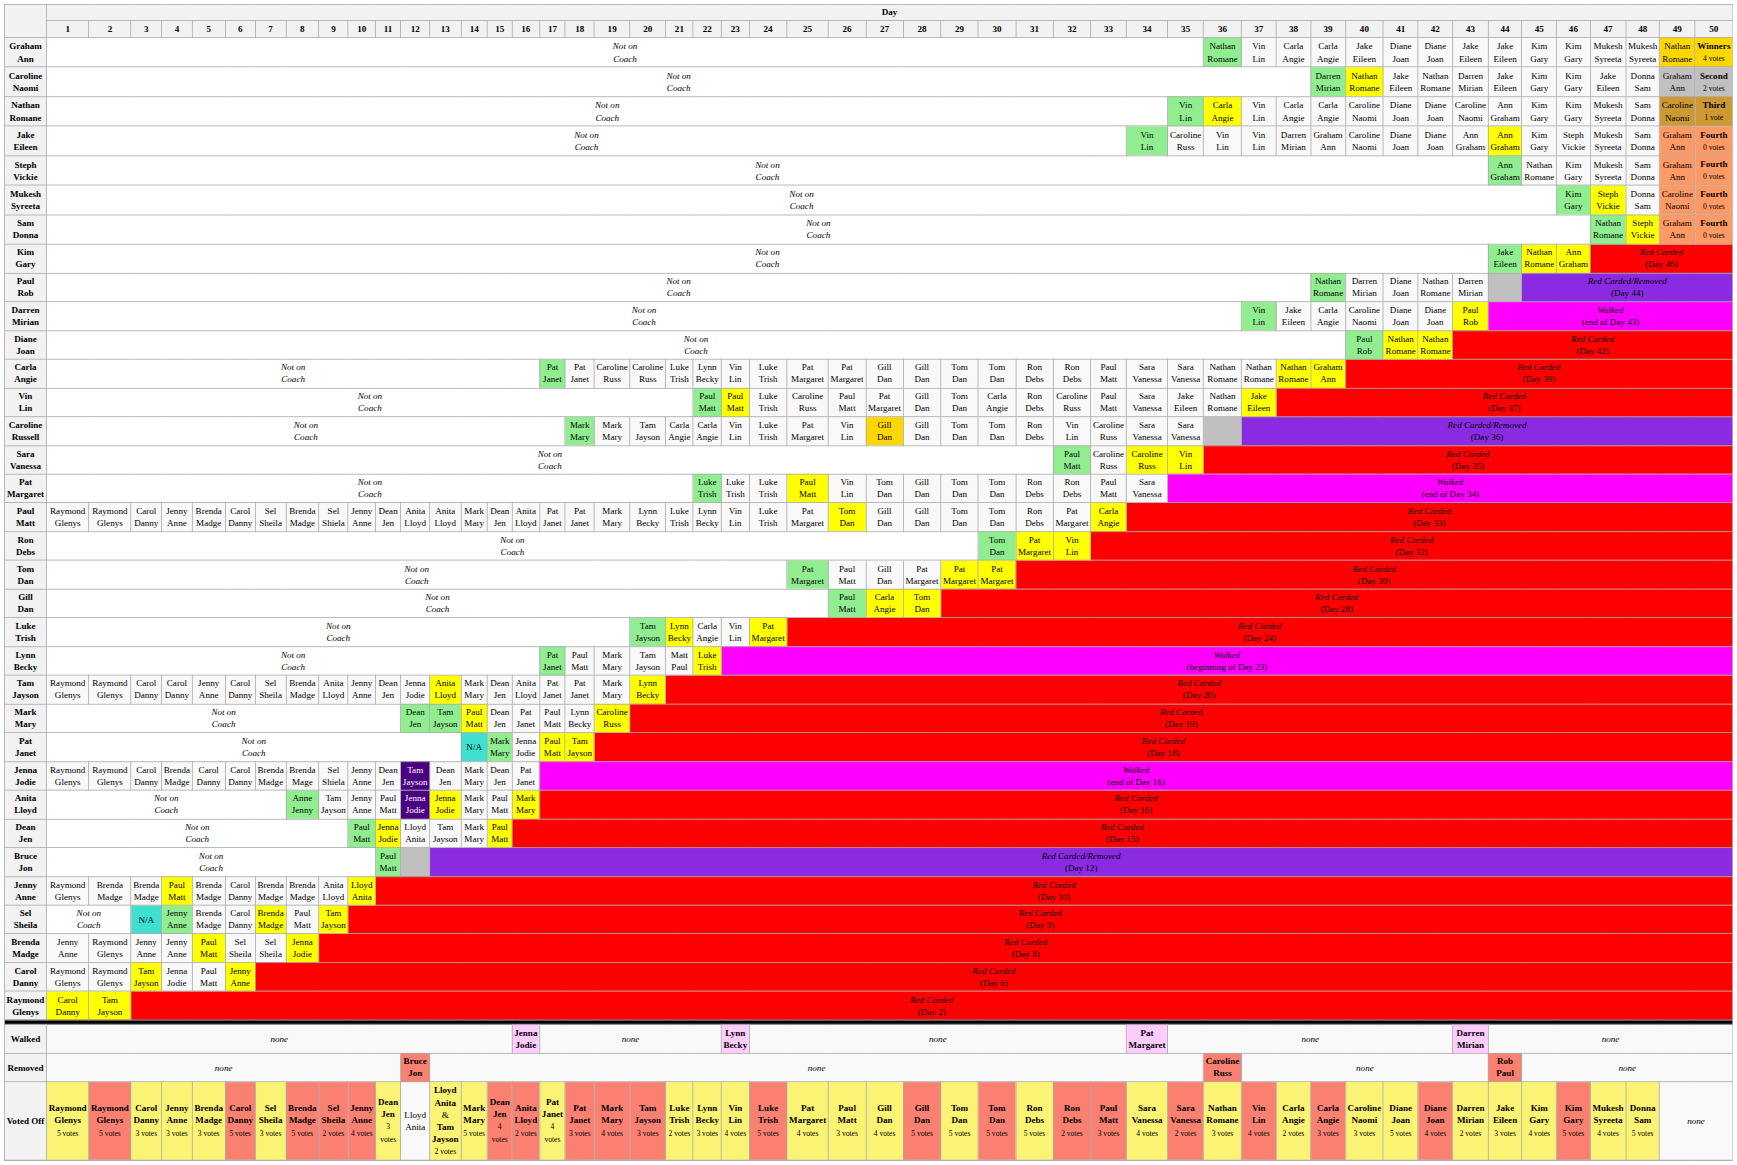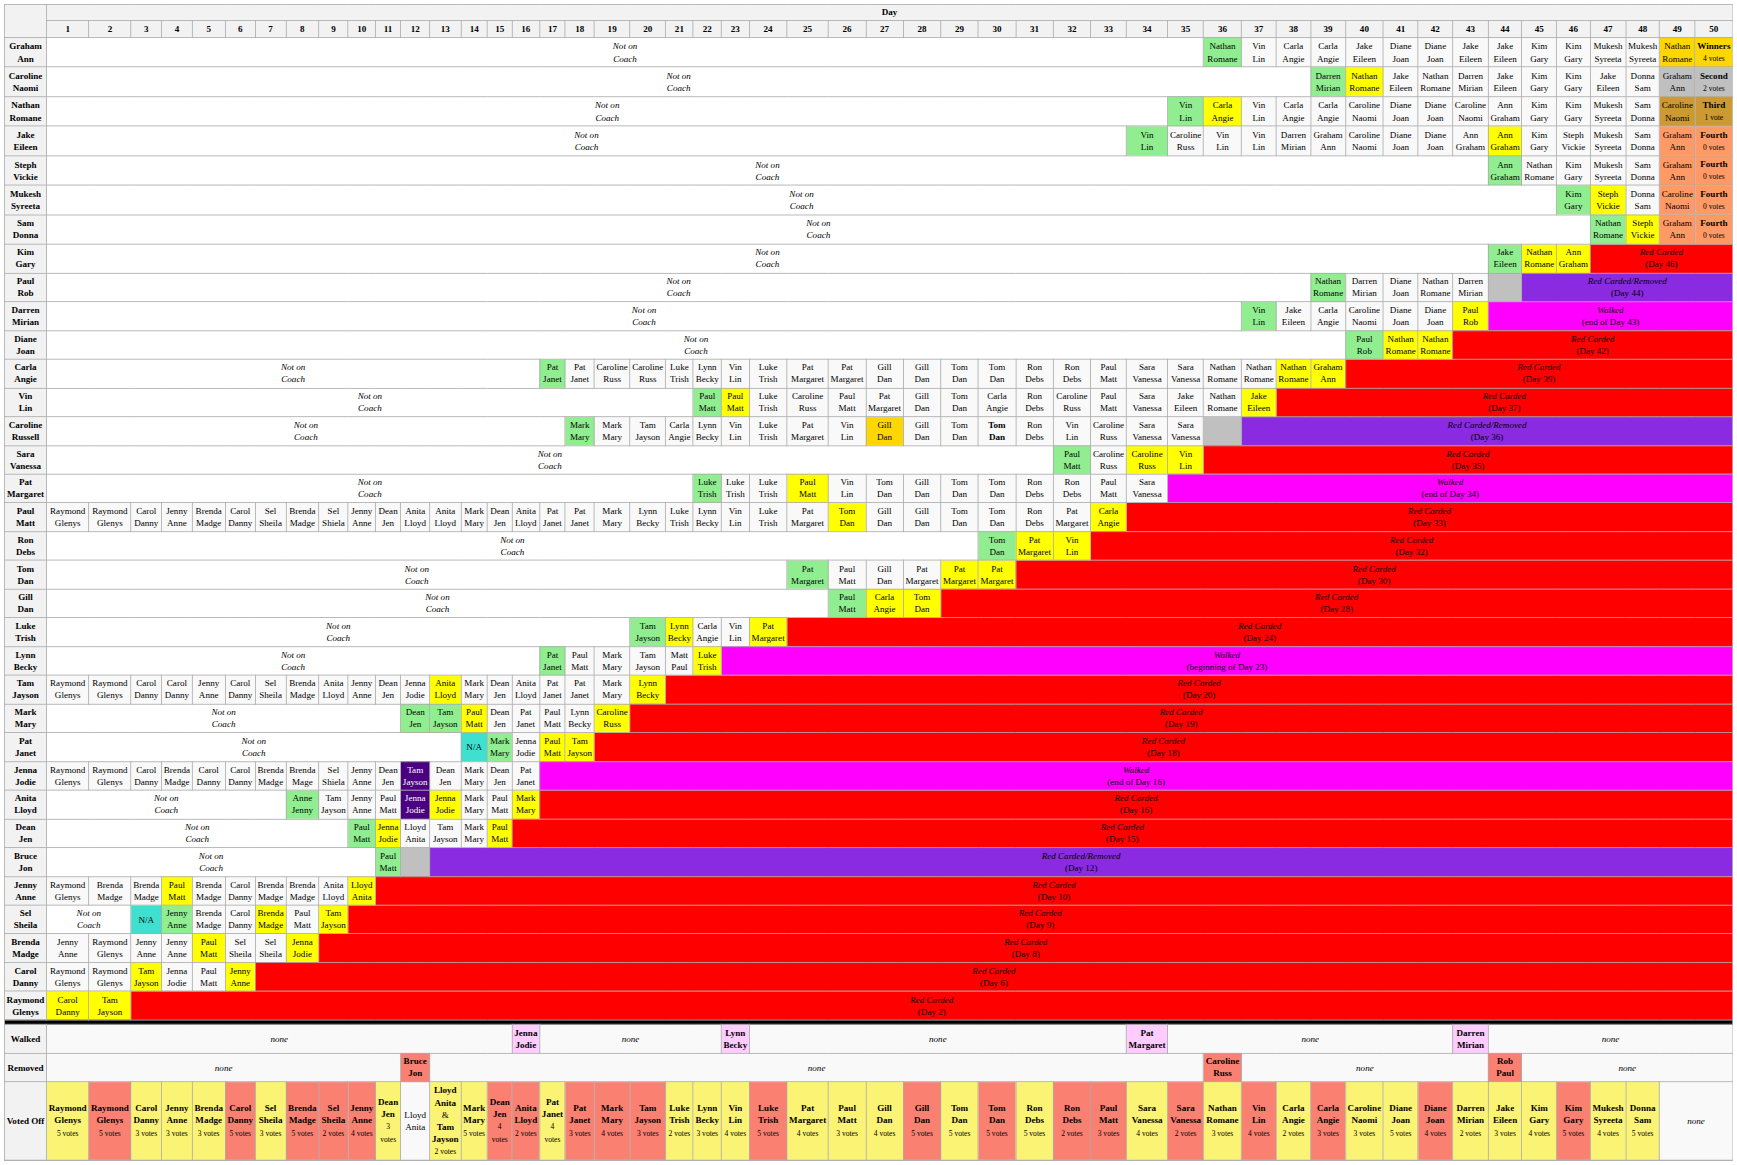(707, 431) Carla Angie -> (707, 431) Lynn Becky
(997, 431) normal -> (997, 431) bold
